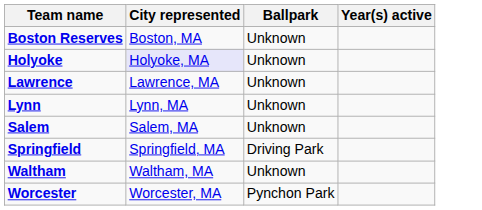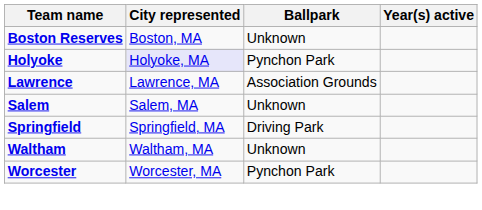(276, 60) Unknown -> (291, 60) Pynchon Park
(276, 82) Unknown -> (312, 82) Association Grounds
- row: (24, 104)
